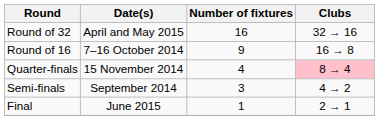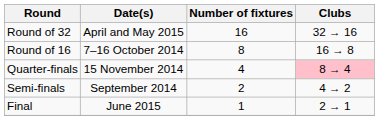(241, 50) 9 -> (241, 50) 8
(241, 87) 3 -> (241, 87) 2
